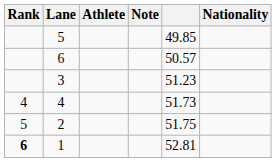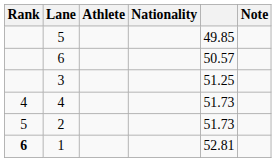columns swapped: (235, 15) <-> (145, 15)
(181, 80) 51.23 -> (219, 80) 51.25
(181, 124) 51.75 -> (219, 124) 51.73
